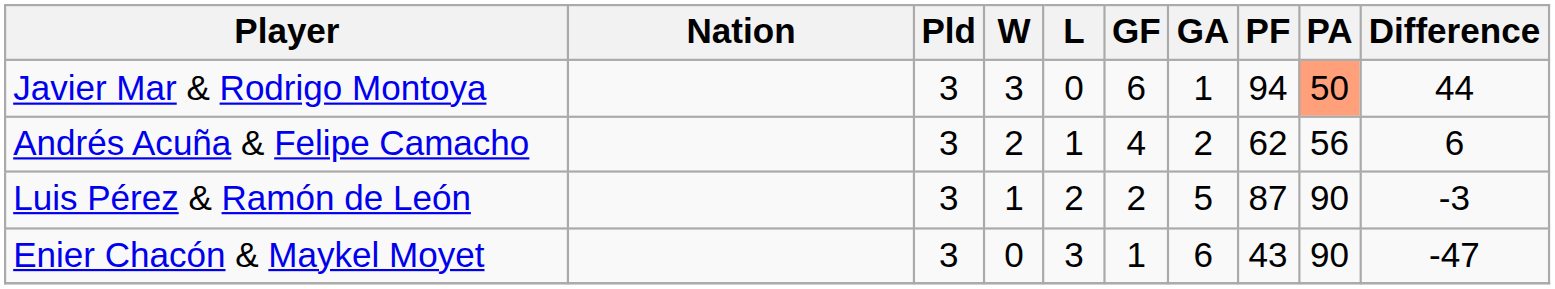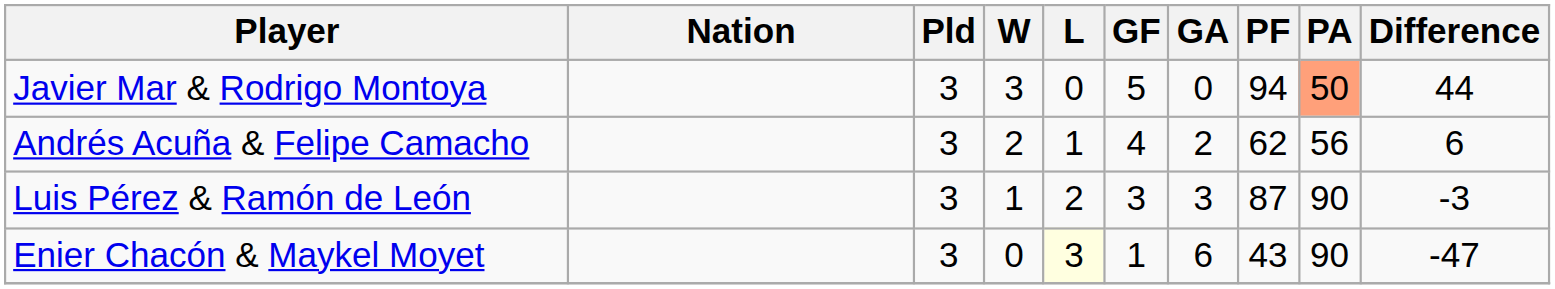(1136, 87) 6 -> (1136, 87) 5
(1203, 87) 1 -> (1203, 87) 0
(1136, 198) 2 -> (1136, 198) 3
(1203, 198) 5 -> (1203, 198) 3
(1074, 254) no background -> (1074, 254) lightyellow background
